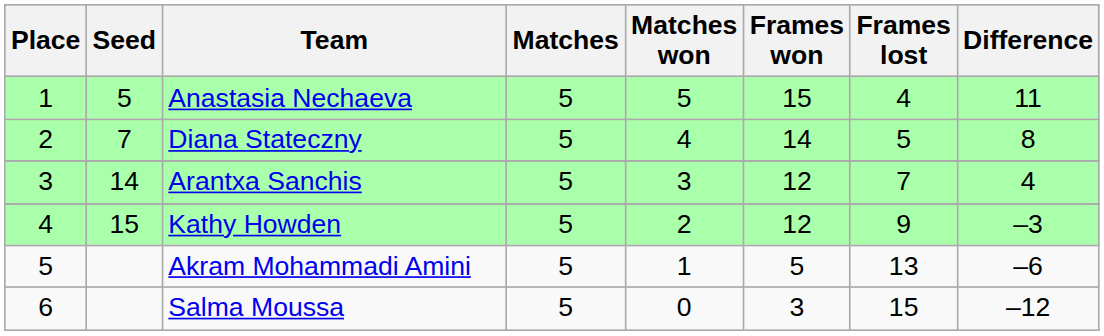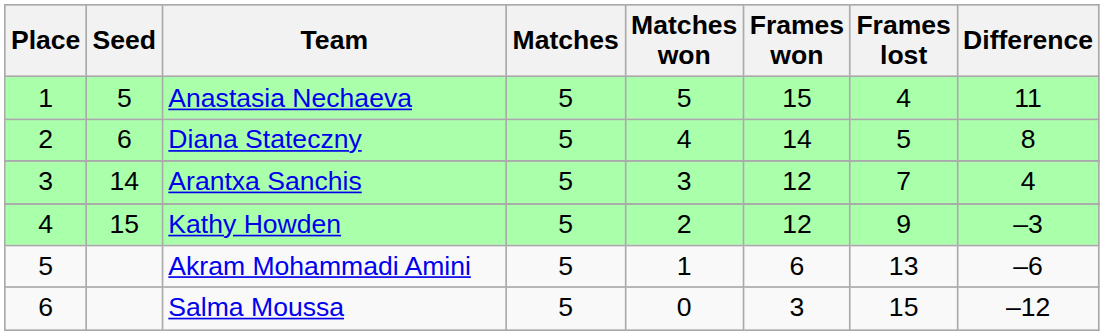(124, 139) 7 -> (124, 139) 6
(797, 266) 5 -> (797, 266) 6
